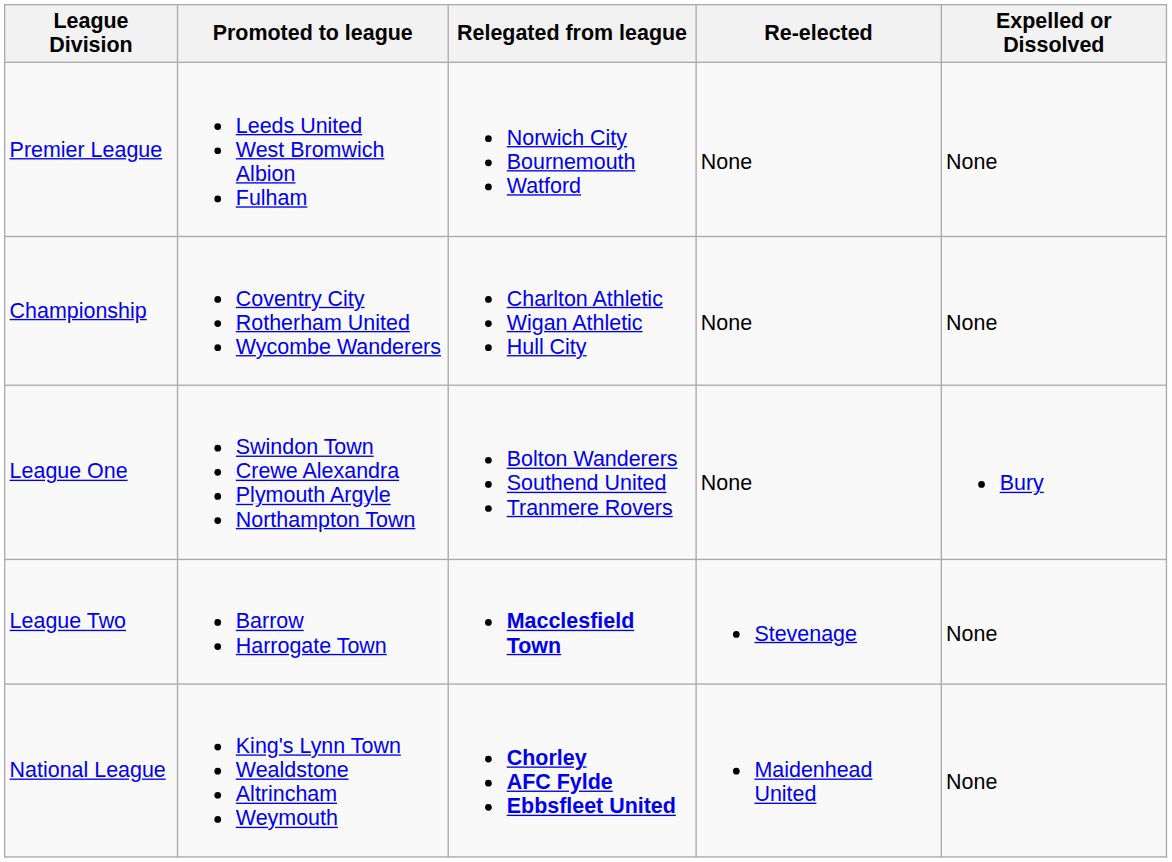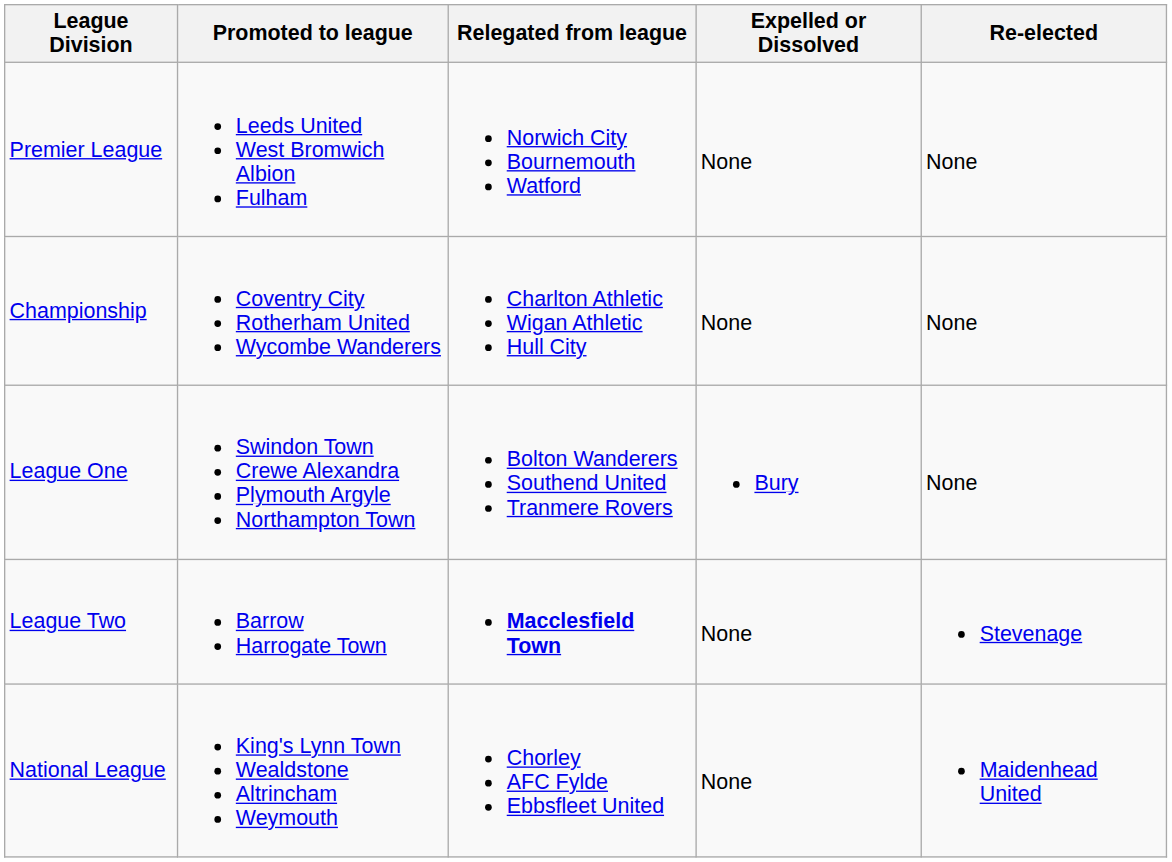columns swapped: (1054, 33) <-> (819, 33)
(572, 783) bold -> (572, 783) normal
